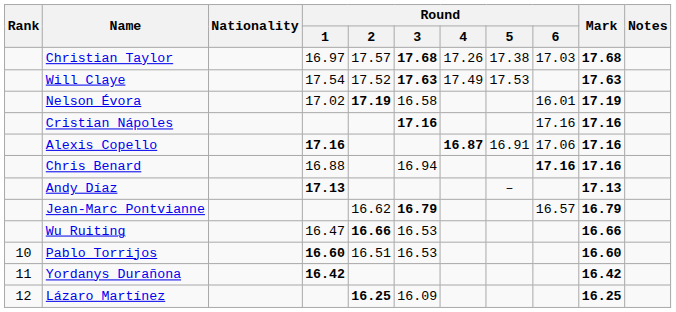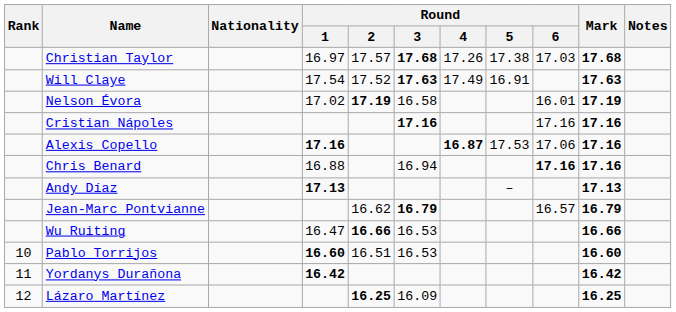(509, 80) 17.53 -> (509, 80) 16.91
(509, 145) 16.91 -> (509, 145) 17.53
